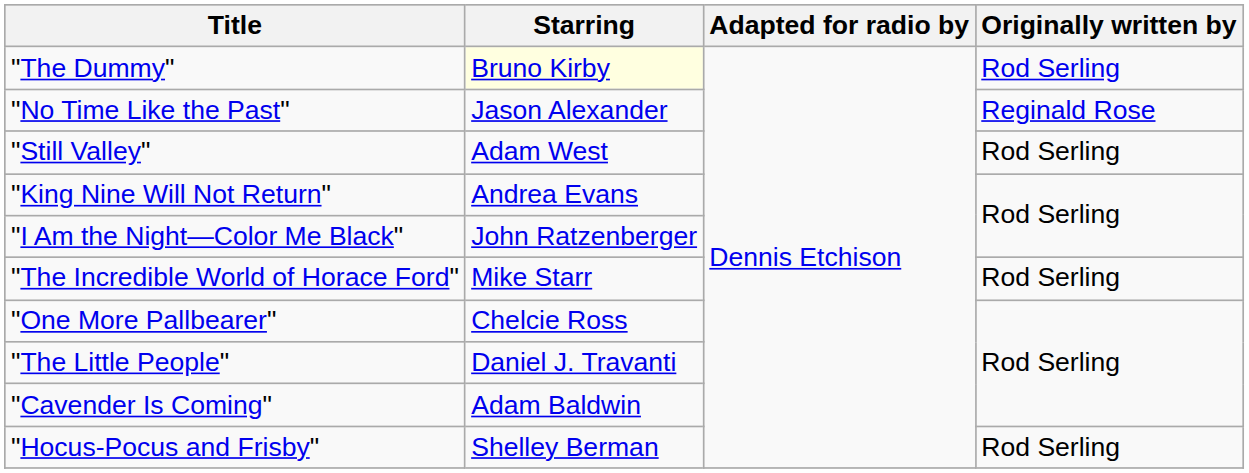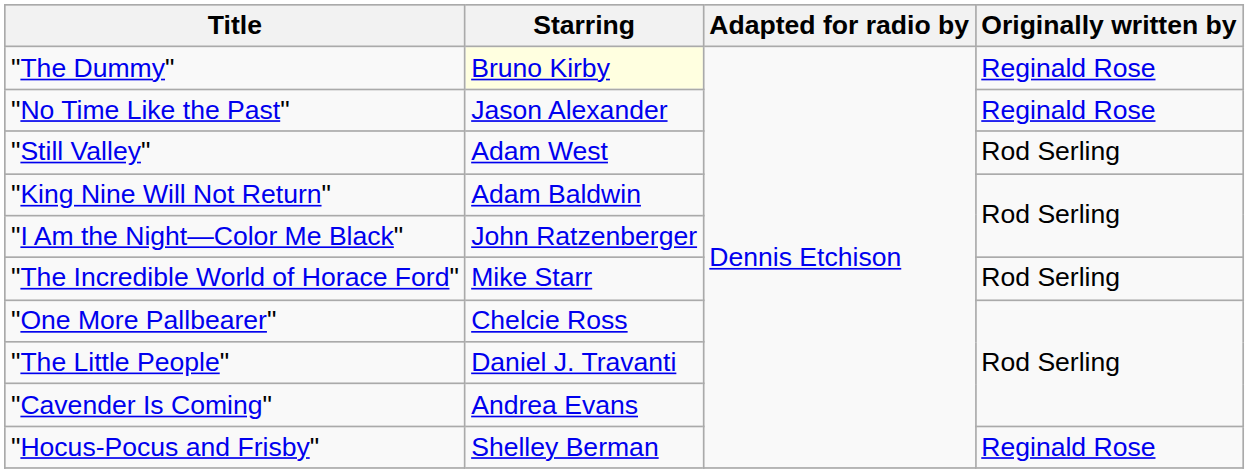(1051, 67) Rod Serling -> (1068, 67) Reginald Rose
(555, 194) Andrea Evans -> (556, 194) Adam Baldwin
(556, 404) Adam Baldwin -> (555, 404) Andrea Evans
(1051, 446) Rod Serling -> (1068, 446) Reginald Rose
